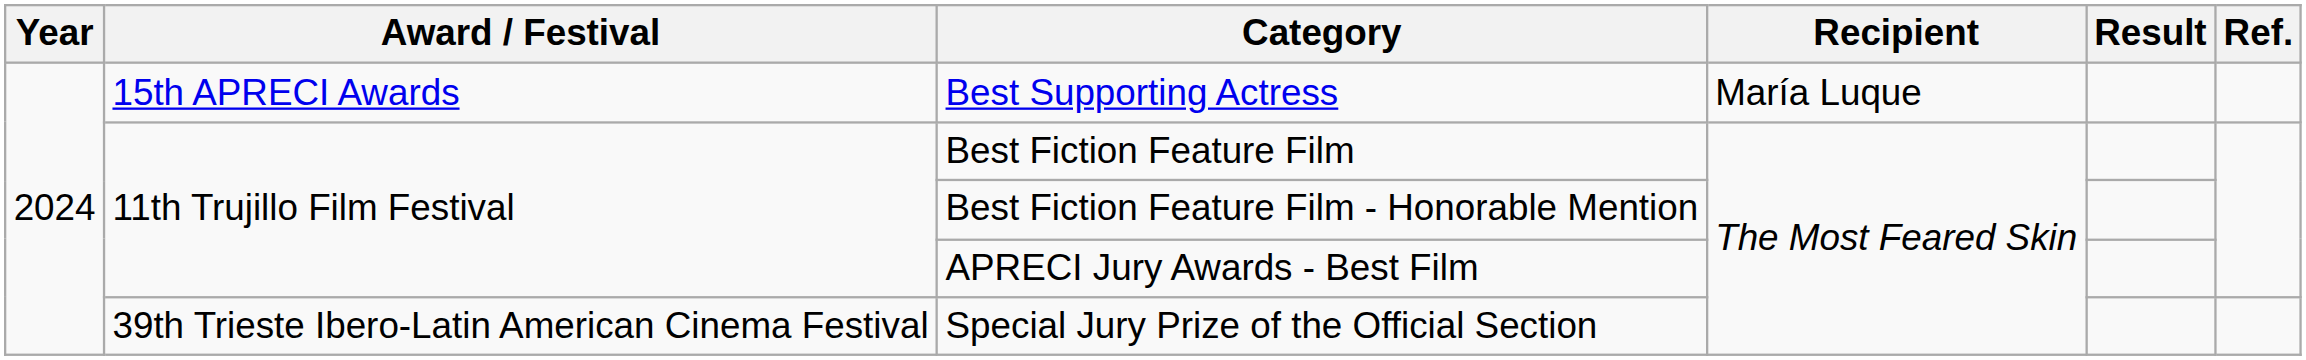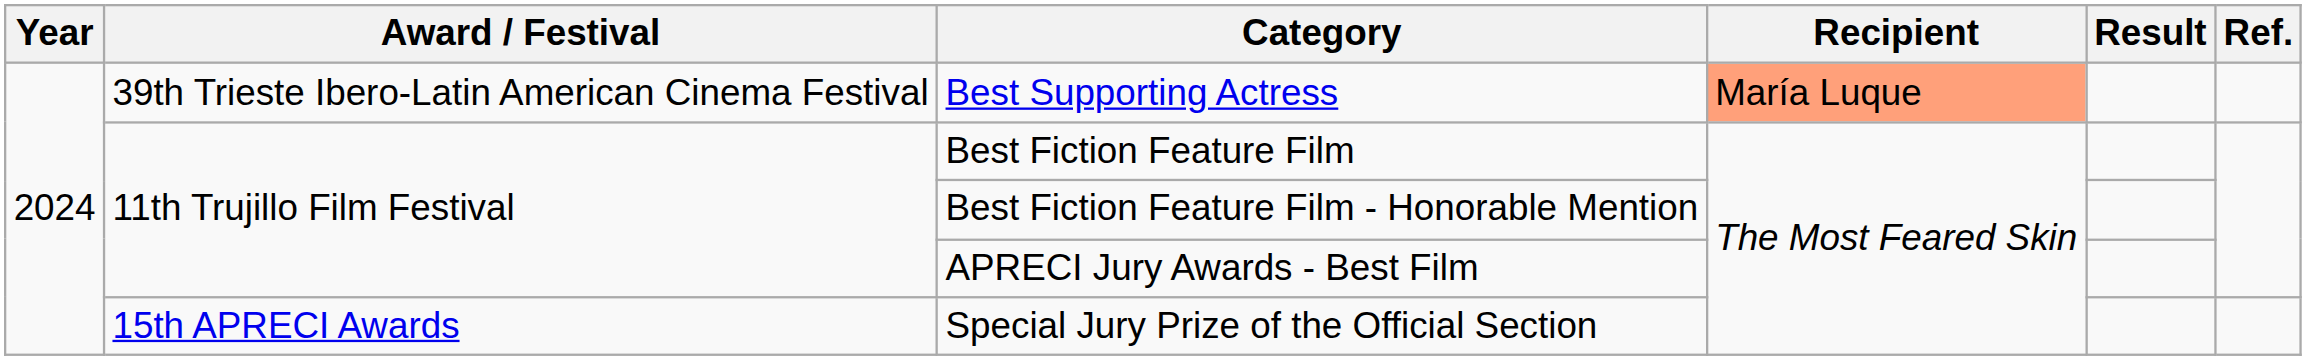(286, 92) 15th APRECI Awards -> (521, 92) 39th Trieste Ibero-Latin American Cinema Festival
(1818, 92) no background -> (1818, 92) lightsalmon background
(521, 325) 39th Trieste Ibero-Latin American Cinema Festival -> (286, 325) 15th APRECI Awards
